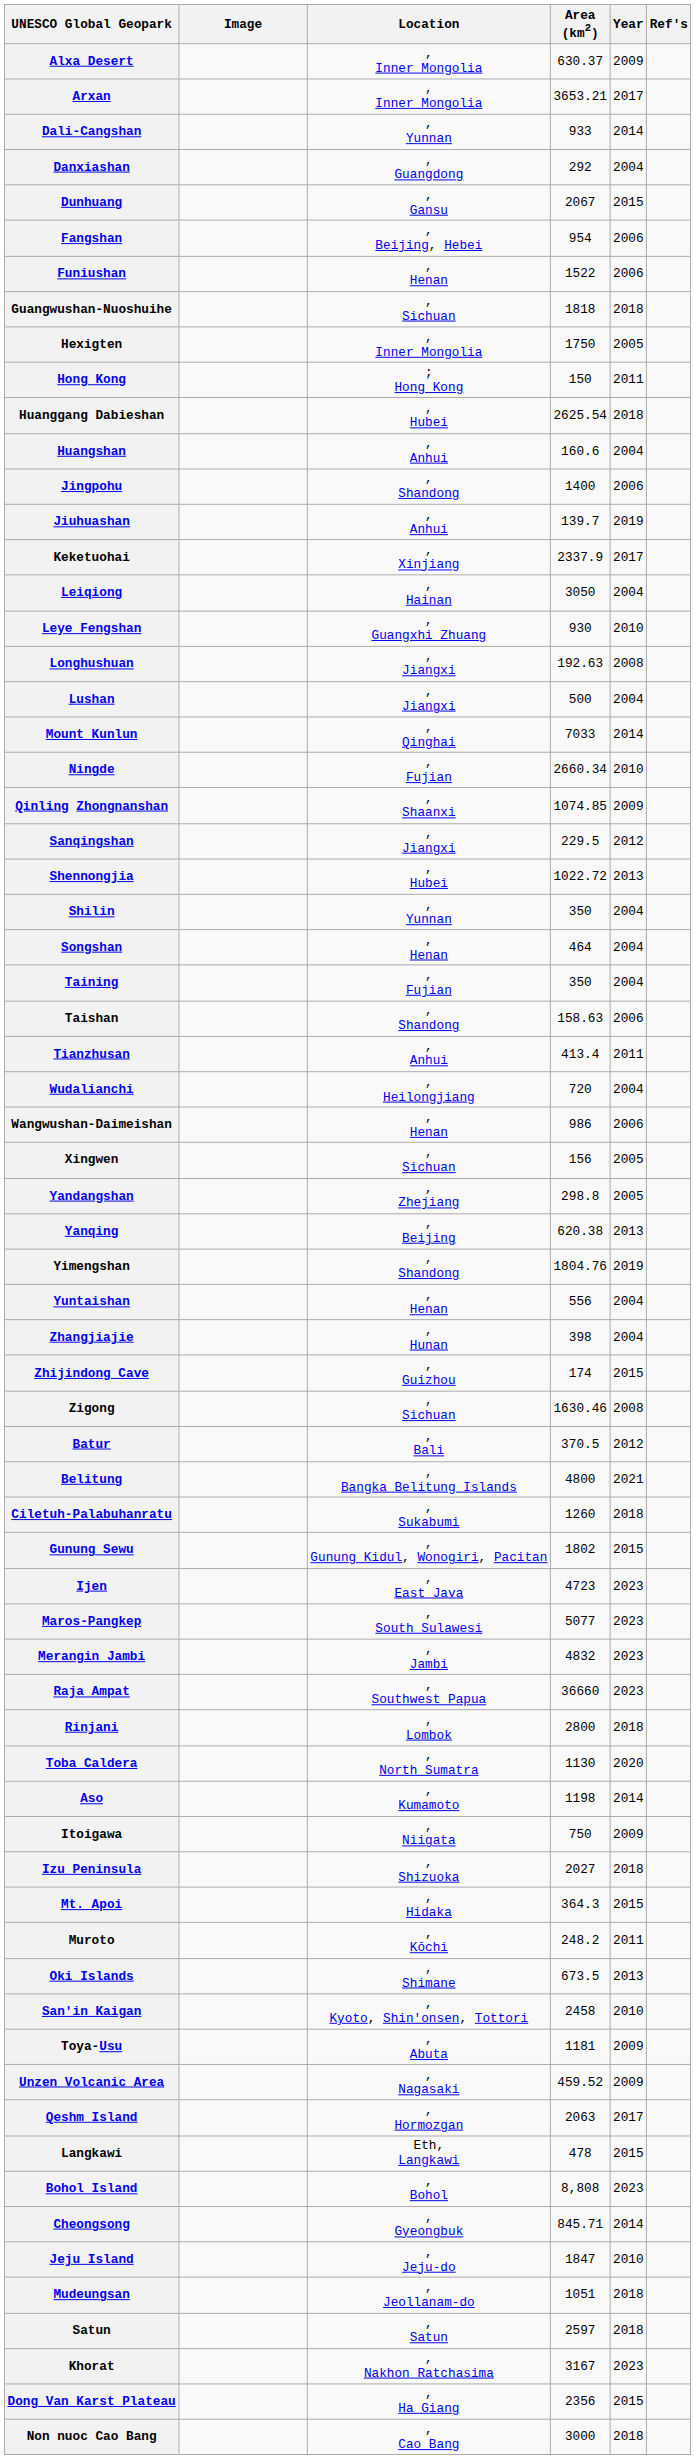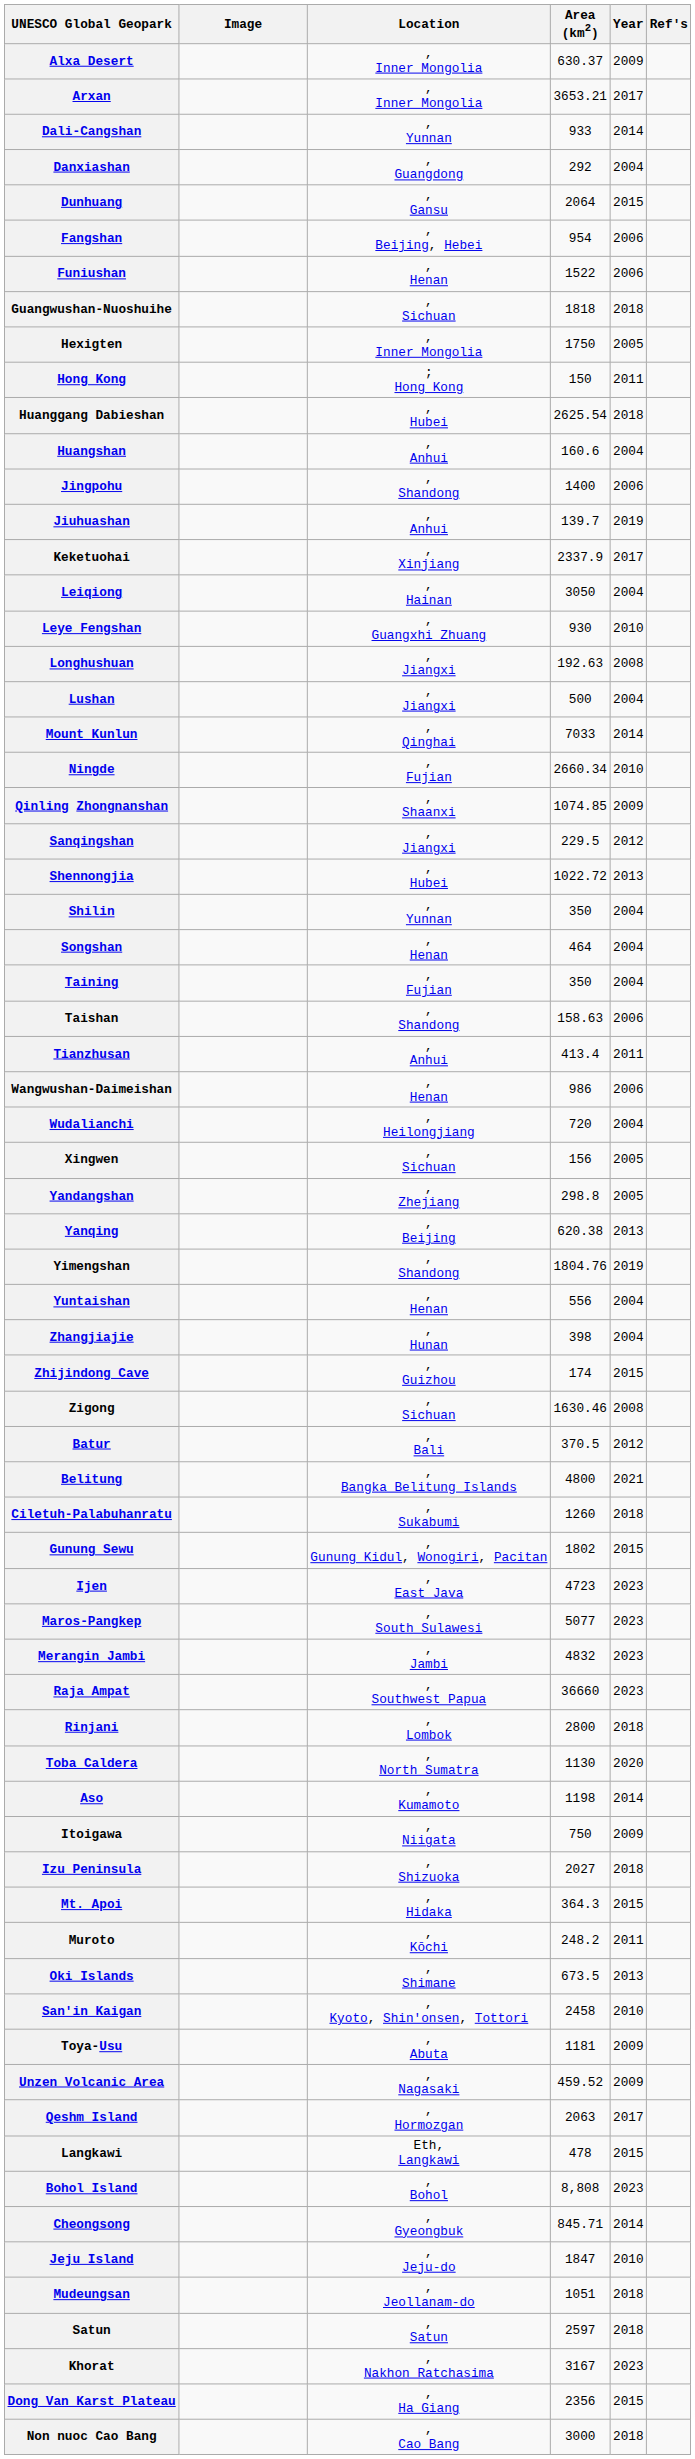(580, 203) 2067 -> (580, 203) 2064
rows swapped: (92, 1125) <-> (92, 1089)
